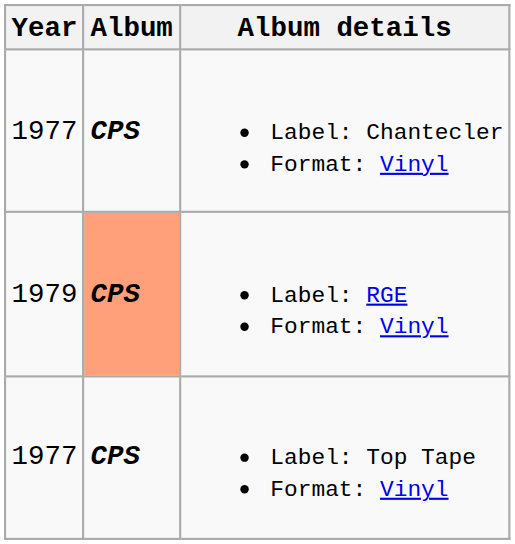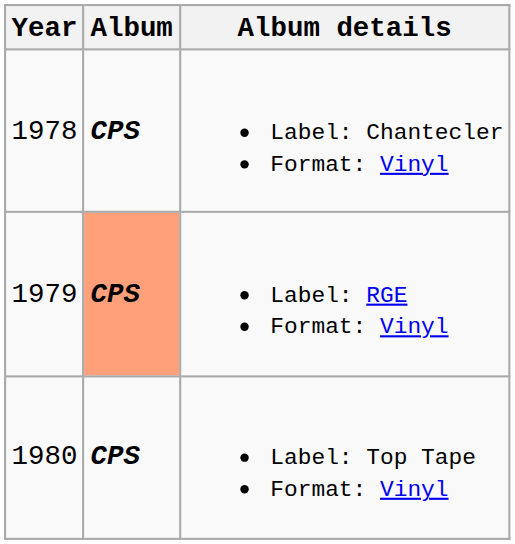(45, 131) 1977 -> (45, 131) 1978
(45, 457) 1977 -> (45, 457) 1980
